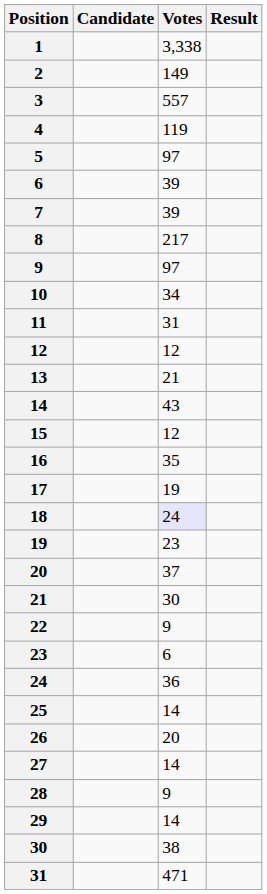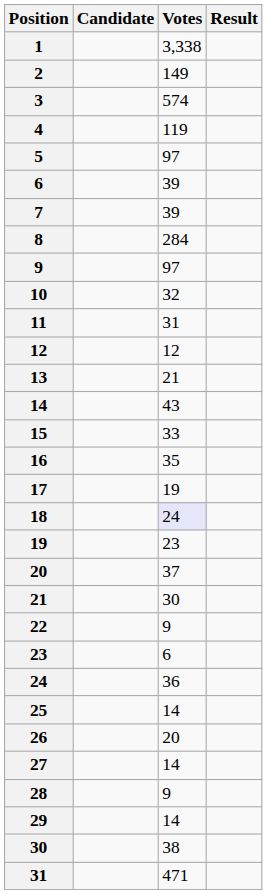(175, 101) 557 -> (175, 101) 574
(175, 239) 217 -> (175, 239) 284
(171, 294) 34 -> (171, 294) 32
(171, 433) 12 -> (171, 433) 33
